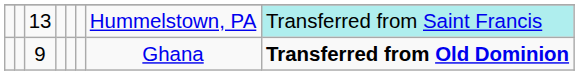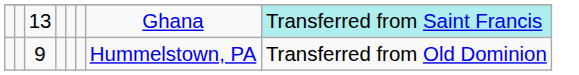(173, 21) Hummelstown, PA -> (173, 21) Ghana
(173, 54) Ghana -> (173, 54) Hummelstown, PA
(417, 54) bold -> (406, 54) normal
